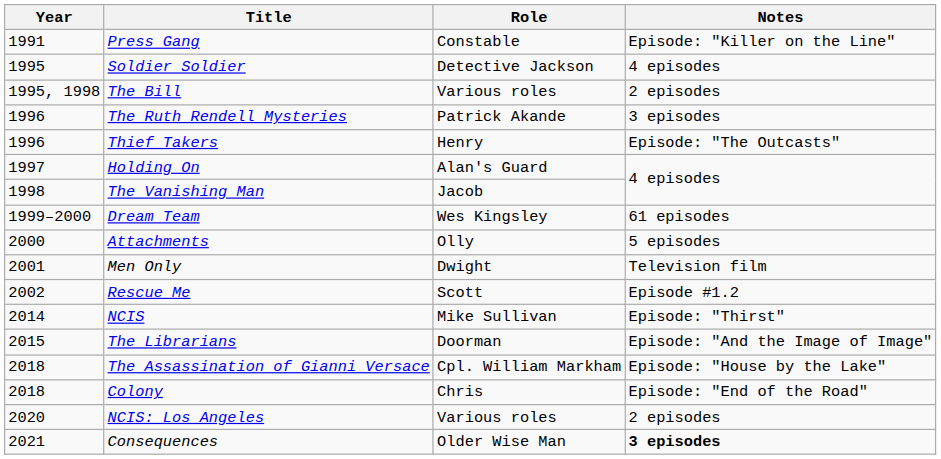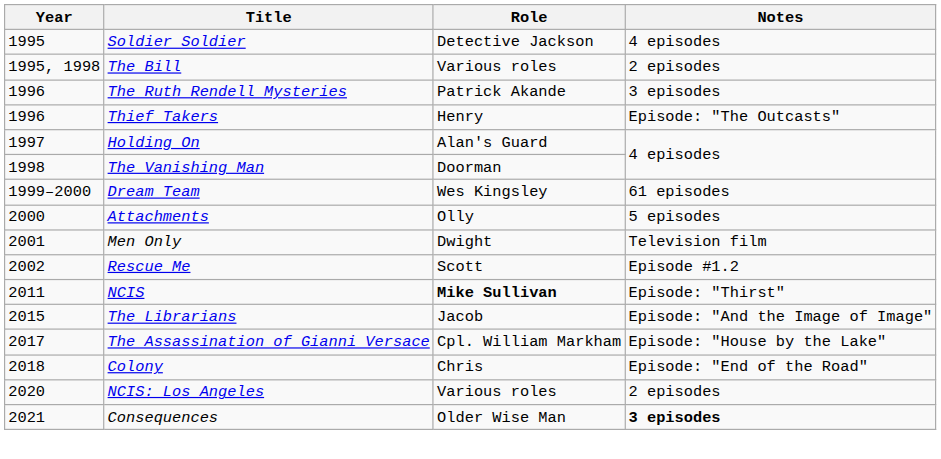- row: (154, 42)
(460, 192) Jacob -> (469, 167) Doorman
(27, 317) 2014 -> (27, 292) 2011
(497, 317) normal -> (497, 292) bold
(469, 342) Doorman -> (460, 317) Jacob
(27, 367) 2018 -> (27, 342) 2017
